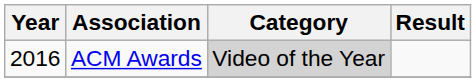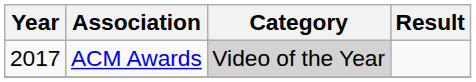(35, 58) 2016 -> (35, 58) 2017
